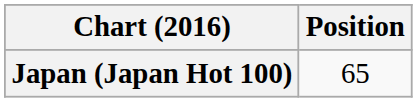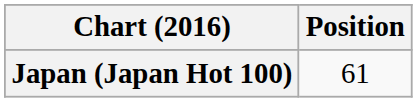(355, 73) 65 -> (355, 73) 61
